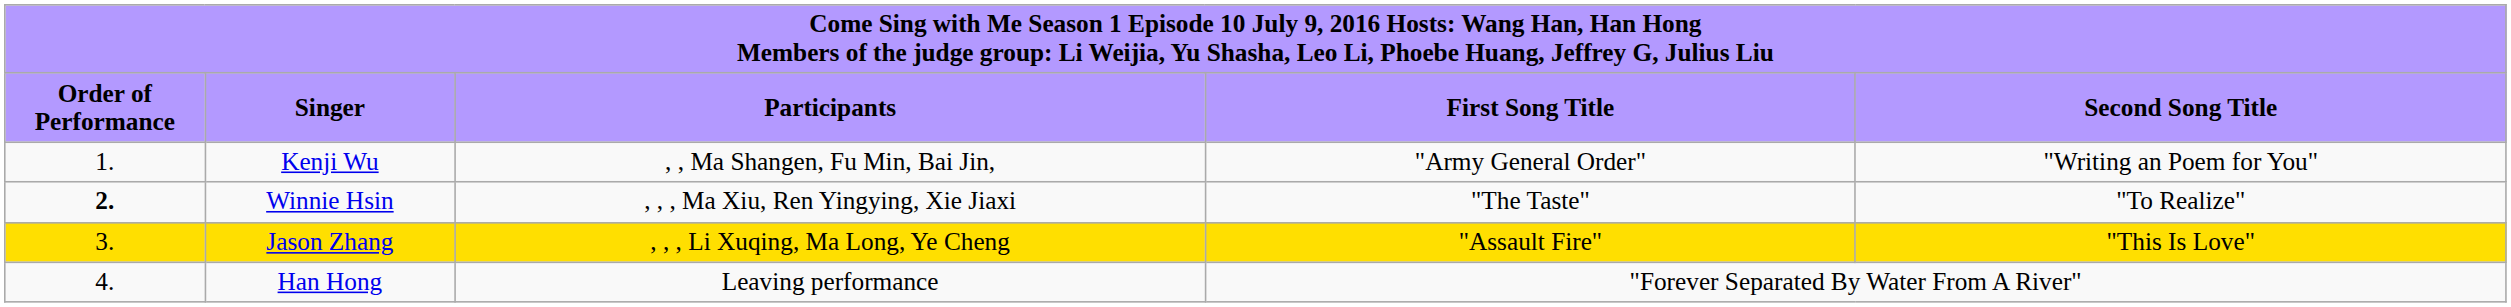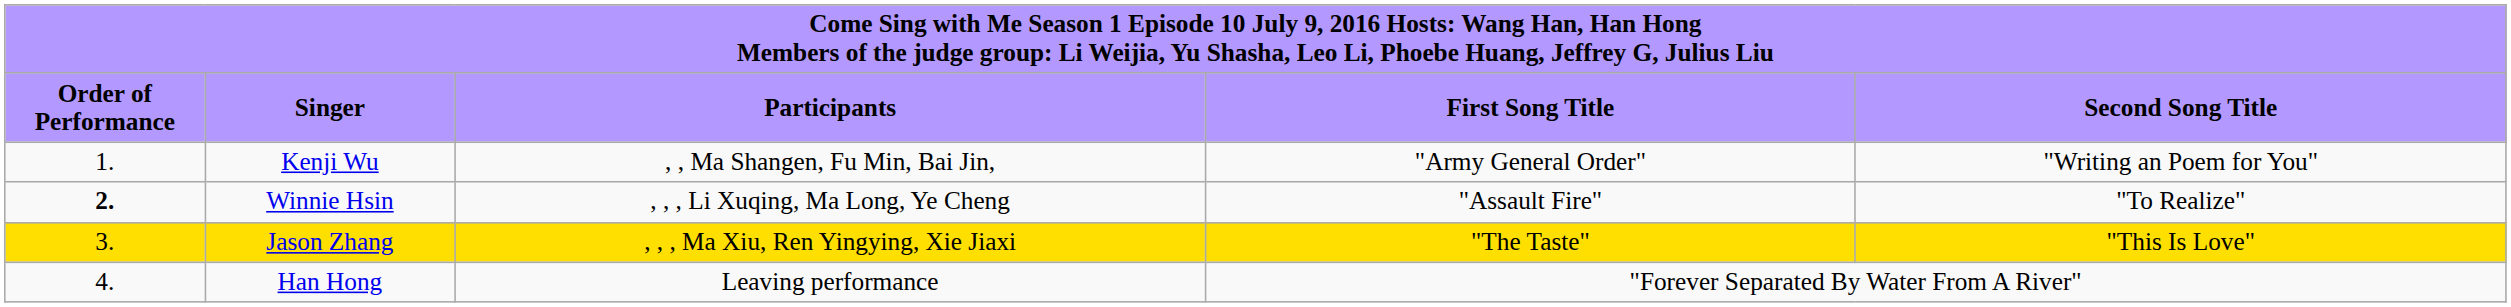(830, 201) , , , Ma Xiu, Ren Yingying, Xie Jiaxi -> (830, 201) , , , Li Xuqing, Ma Long, Ye Cheng
(1530, 201) "The Taste" -> (1530, 201) "Assault Fire"
(830, 241) , , , Li Xuqing, Ma Long, Ye Cheng -> (830, 241) , , , Ma Xiu, Ren Yingying, Xie Jiaxi
(1530, 241) "Assault Fire" -> (1530, 241) "The Taste"
